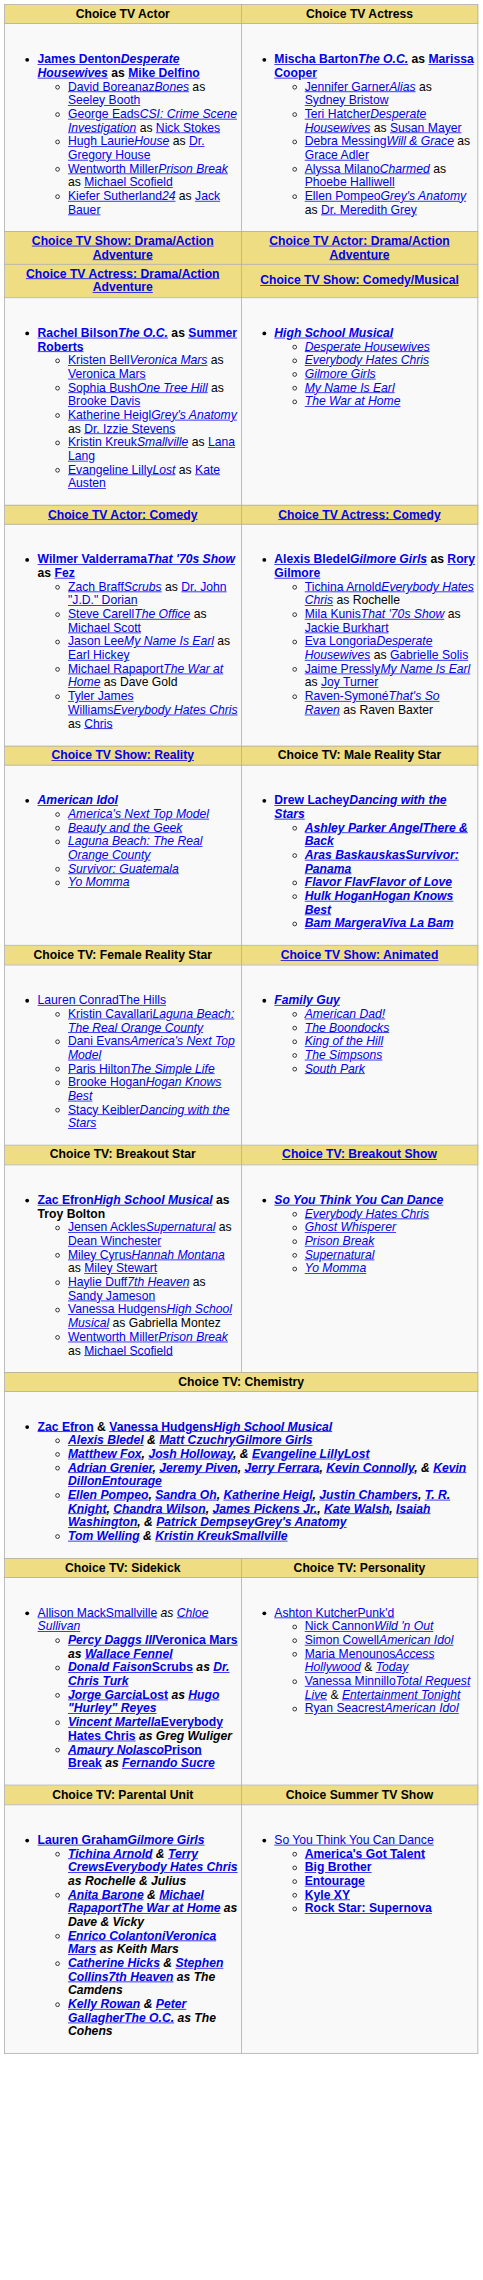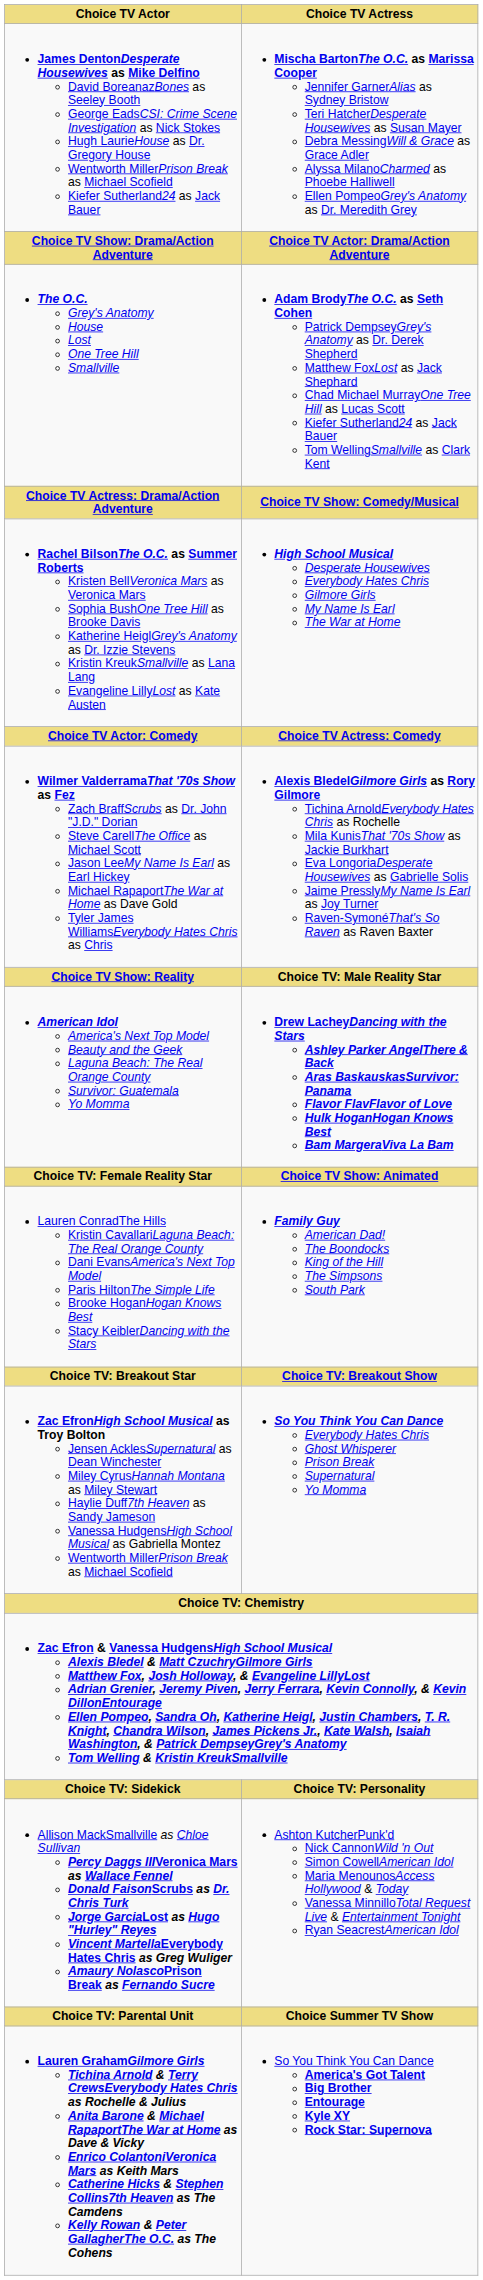+ row: (123, 334)
